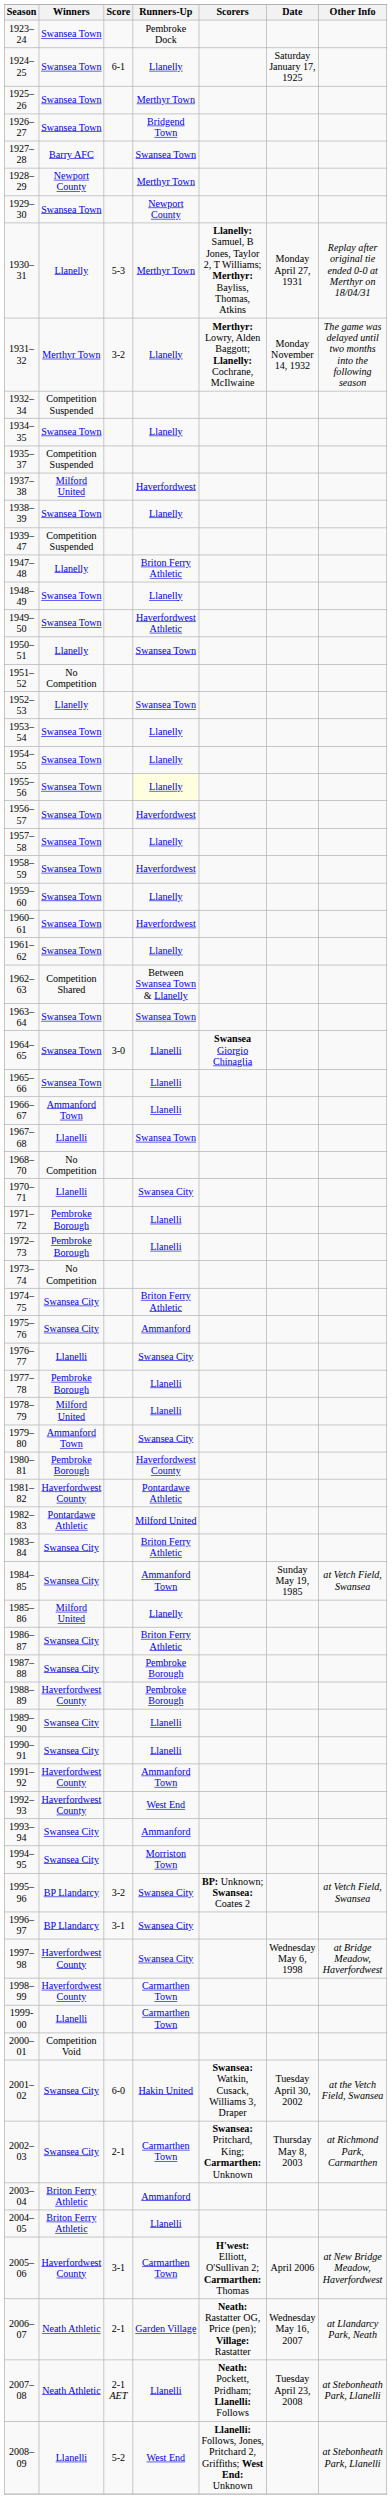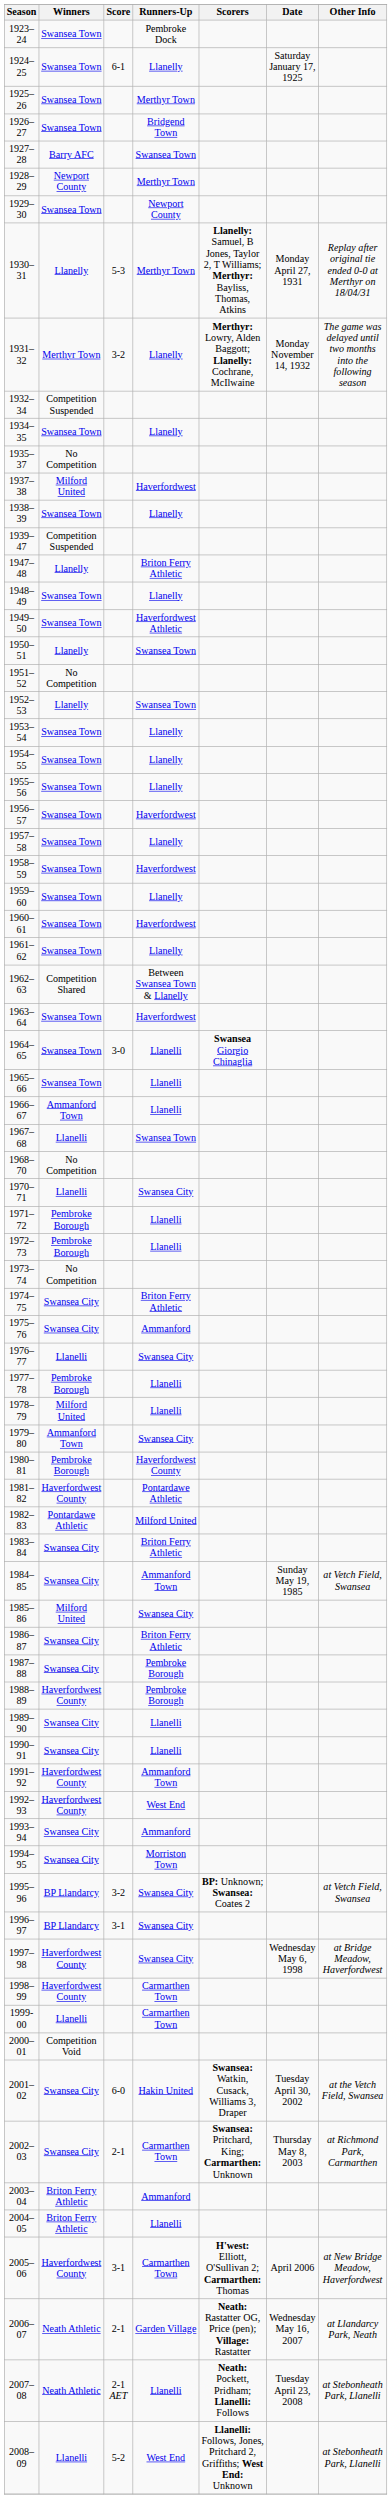(71, 459) Competition Suspended -> (71, 459) No Competition
(166, 787) lightyellow background -> (166, 787) no background
(166, 1017) Swansea Town -> (166, 1017) Haverfordwest
(166, 1613) Llanelly -> (166, 1613) Swansea City
